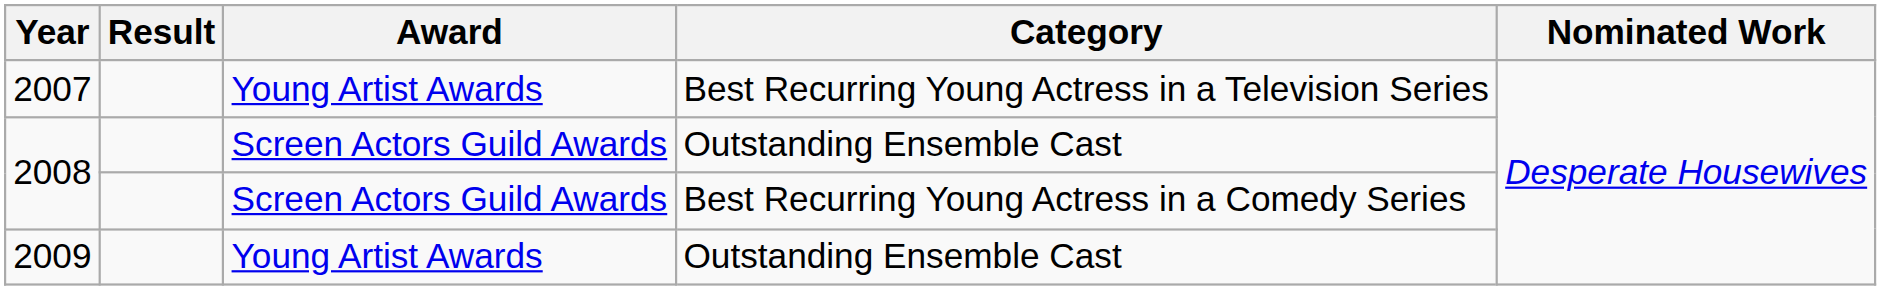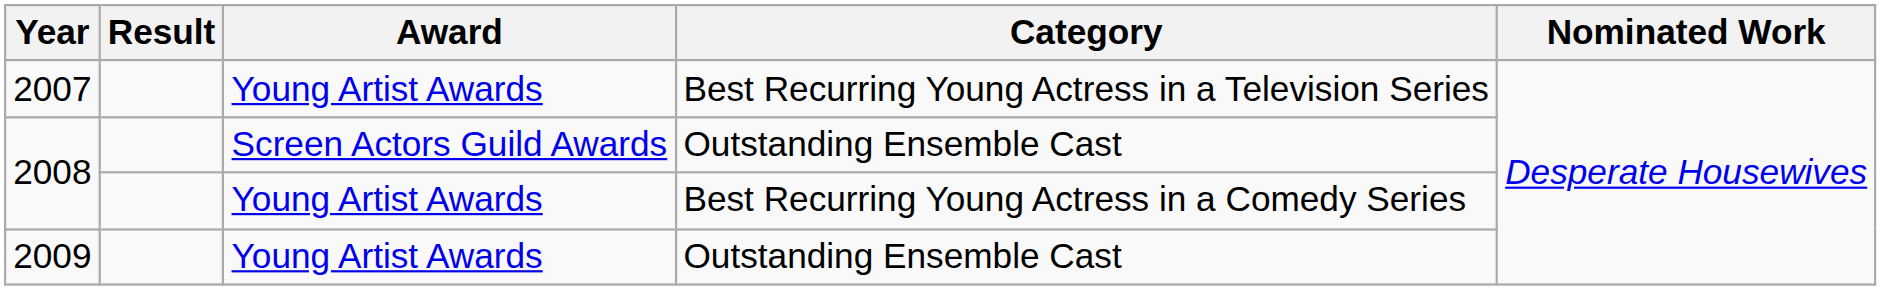(449, 199) Screen Actors Guild Awards -> (387, 199) Young Artist Awards
